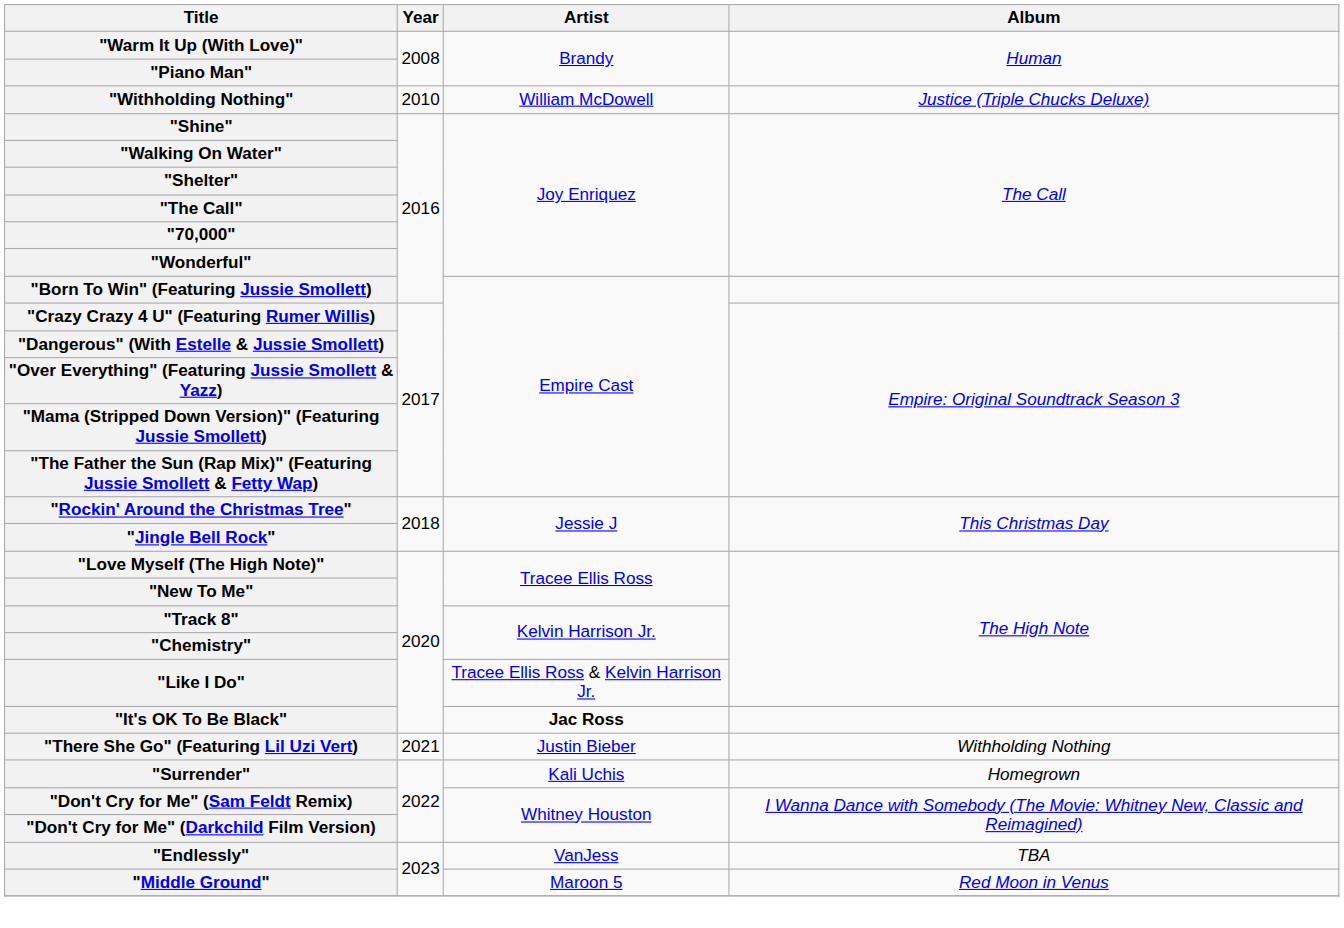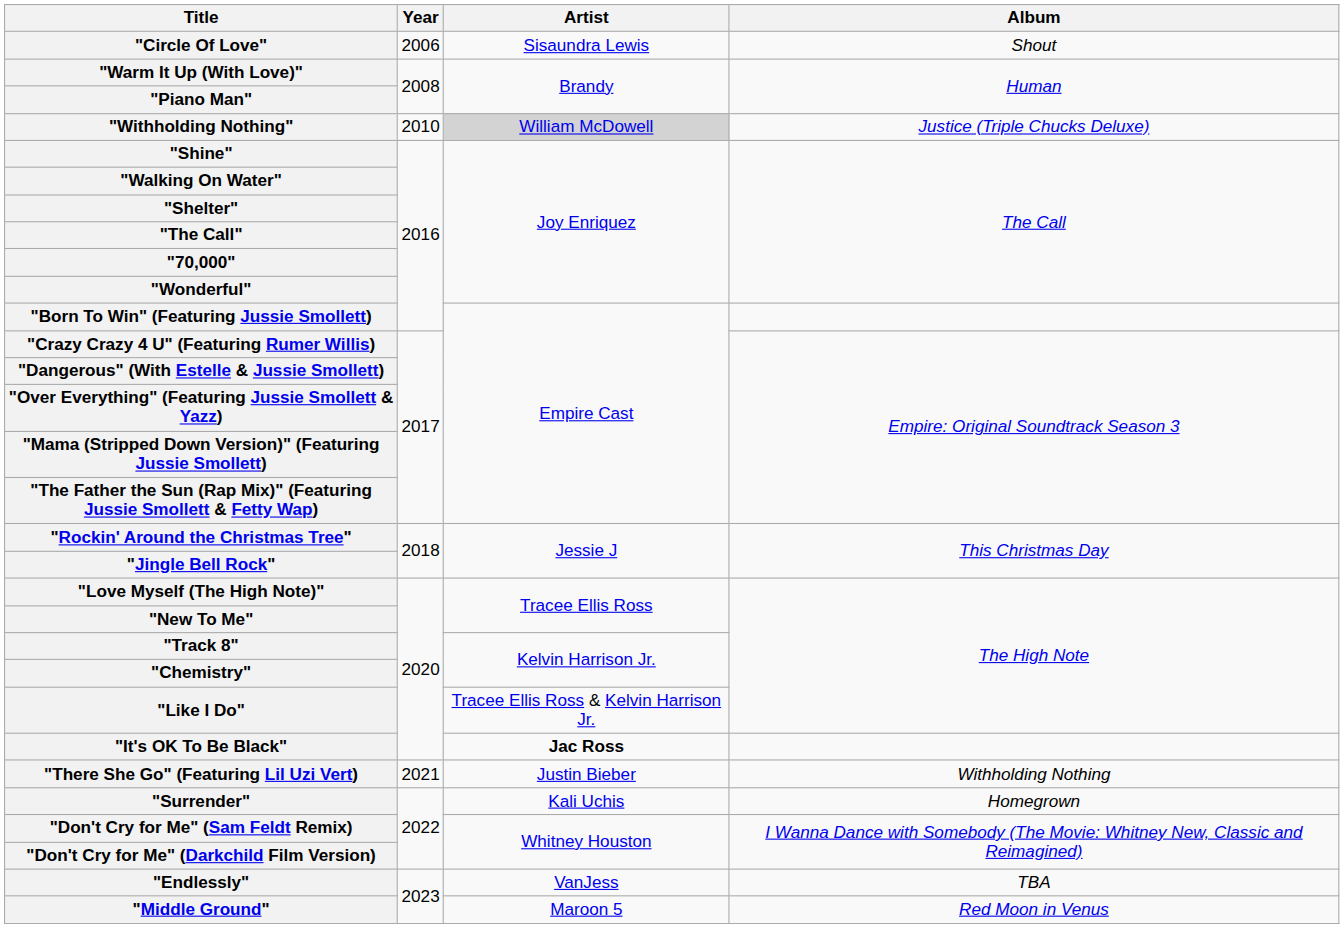+ row: (201, 45)
(586, 99) no background -> (586, 126) lightgrey background
